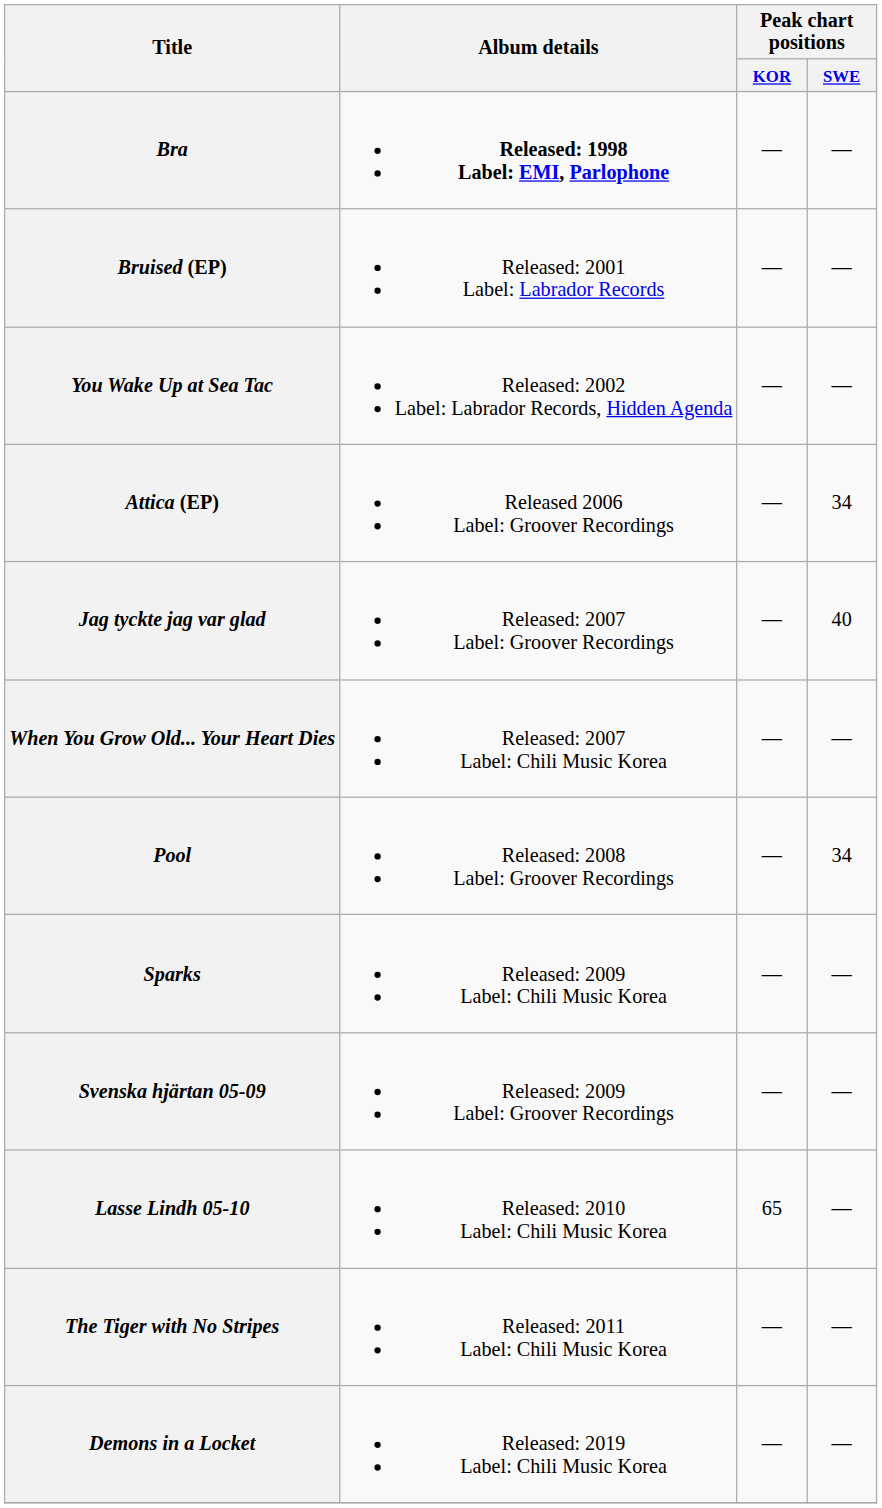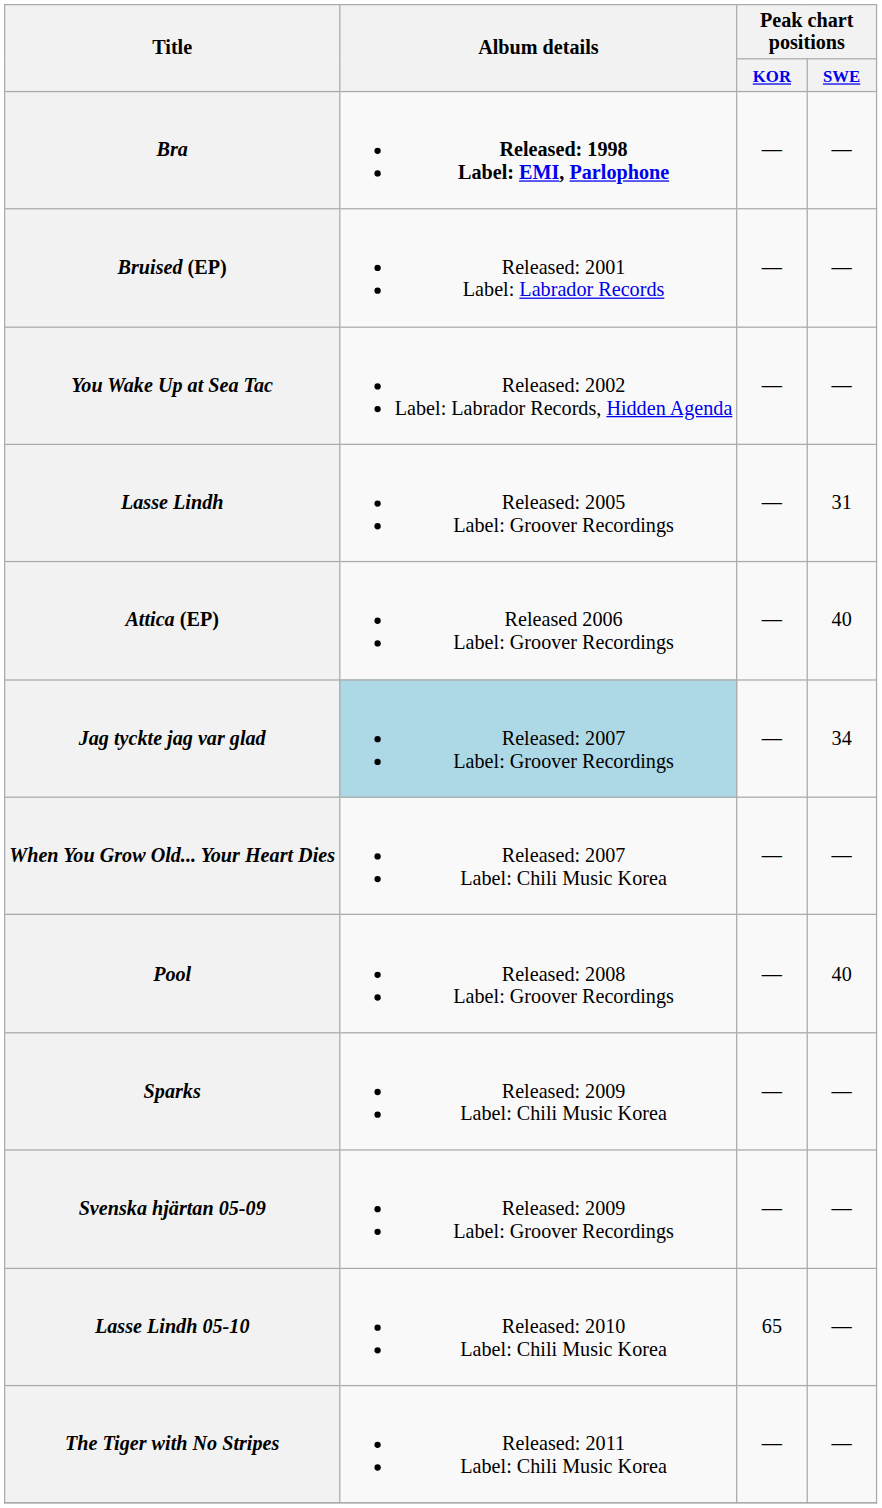+ row: (172, 502)
(842, 502) 34 -> (842, 620) 40
(538, 632) no background -> (538, 750) lightblue background
(842, 620) 40 -> (842, 738) 34
(842, 855) 34 -> (842, 973) 40
- row: (172, 1444)
